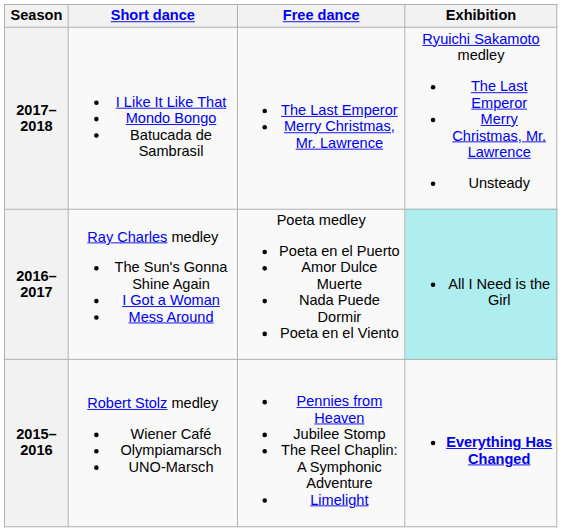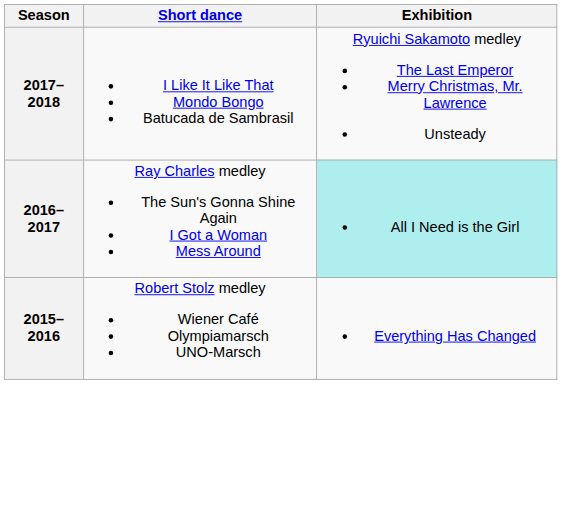- column: (321, 16)
(481, 451) bold -> (437, 336) normal
